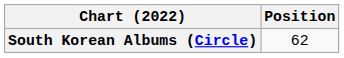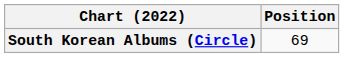(300, 41) 62 -> (300, 41) 69
